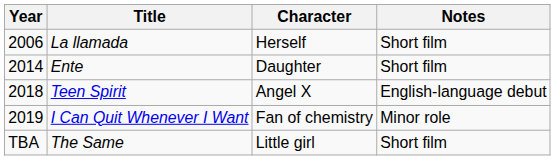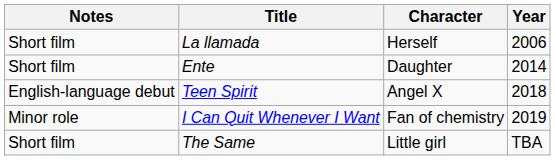columns swapped: (26, 17) <-> (463, 17)
